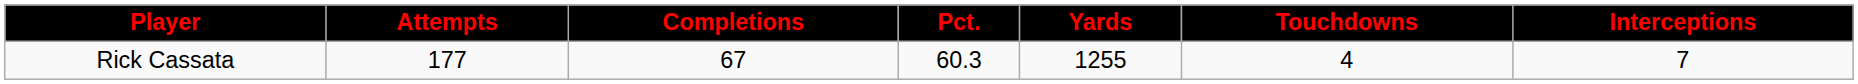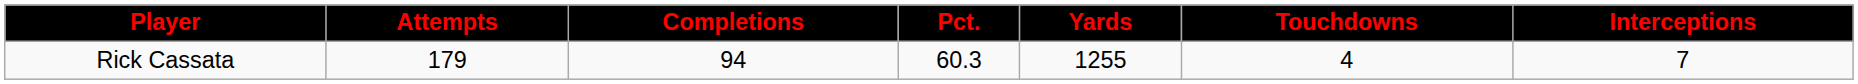(447, 60) 177 -> (447, 60) 179
(733, 60) 67 -> (733, 60) 94
